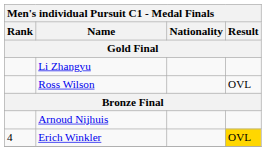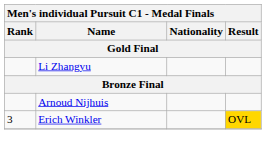- row: (66, 84)
(10, 137) 4 -> (10, 119) 3
